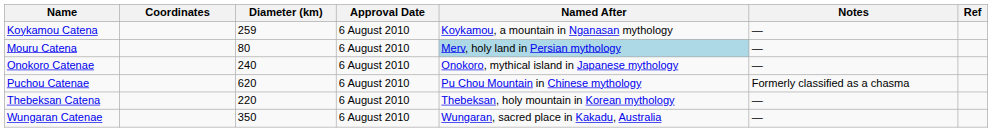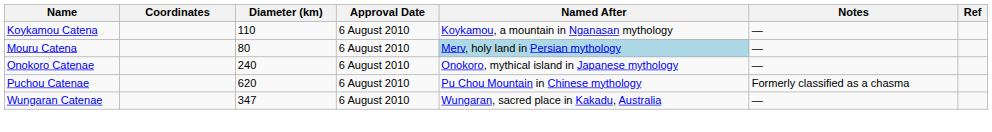(247, 30) 259 -> (247, 30) 110
- row: (54, 100)
(247, 118) 350 -> (247, 100) 347
